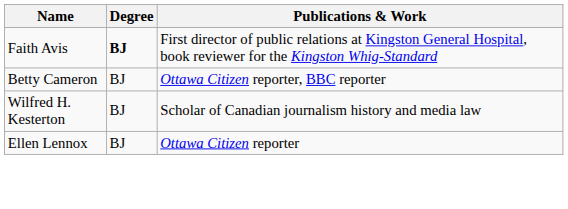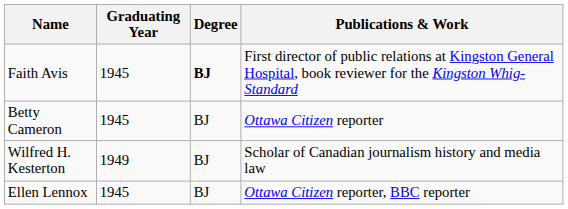+ column: (143, 24)
(273, 79) Ottawa Citizen reporter, BBC reporter -> (314, 120) Ottawa Citizen reporter
(230, 142) Ottawa Citizen reporter -> (357, 192) Ottawa Citizen reporter, BBC reporter
